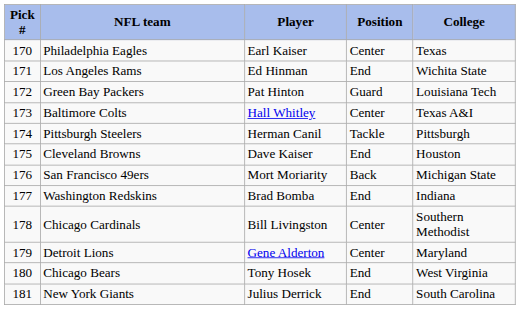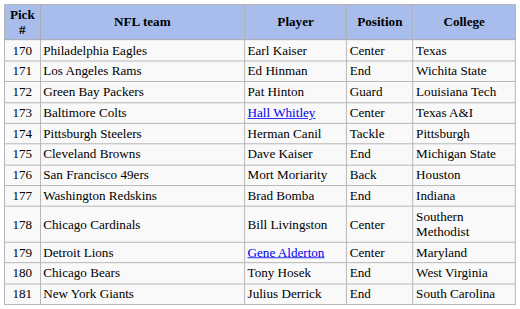(438, 154) Houston -> (456, 154) Michigan State
(456, 175) Michigan State -> (438, 175) Houston
